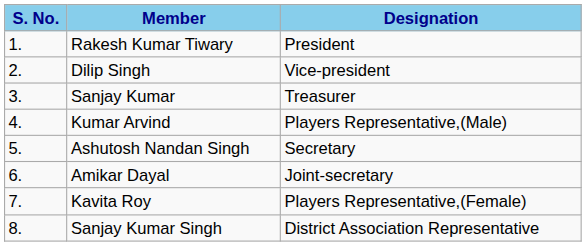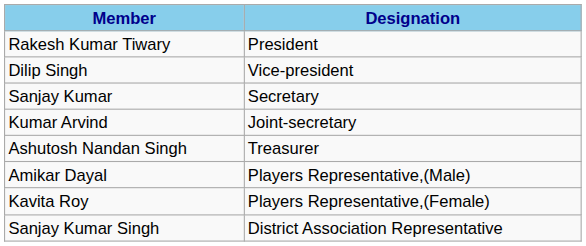- column: (36, 18)
(320, 97) Treasurer -> (283, 97) Secretary
(396, 123) Players Representative,(Male) -> (302, 123) Joint-secretary
(320, 149) Secretary -> (283, 149) Treasurer
(339, 175) Joint-secretary -> (359, 175) Players Representative,(Male)
